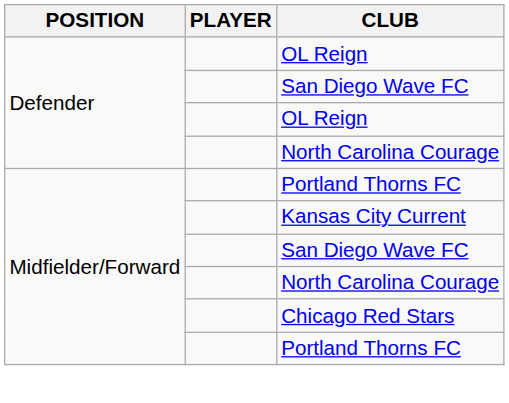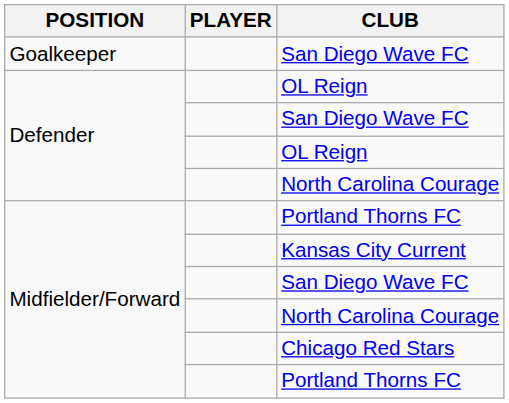+ row: (63, 53)
